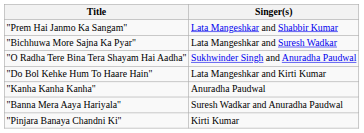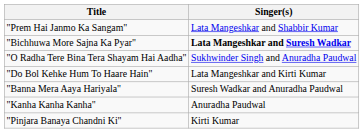(264, 43) normal -> (271, 43) bold
rows swapped: (64, 105) <-> (51, 89)
